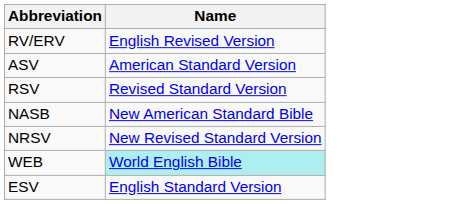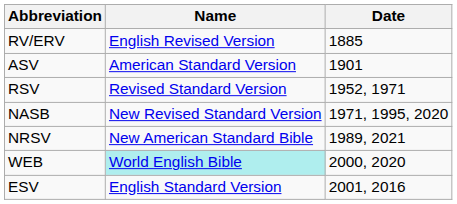+ column: (388, 16)
(211, 114) New American Standard Bible -> (215, 114) New Revised Standard Version
(215, 138) New Revised Standard Version -> (211, 138) New American Standard Bible
